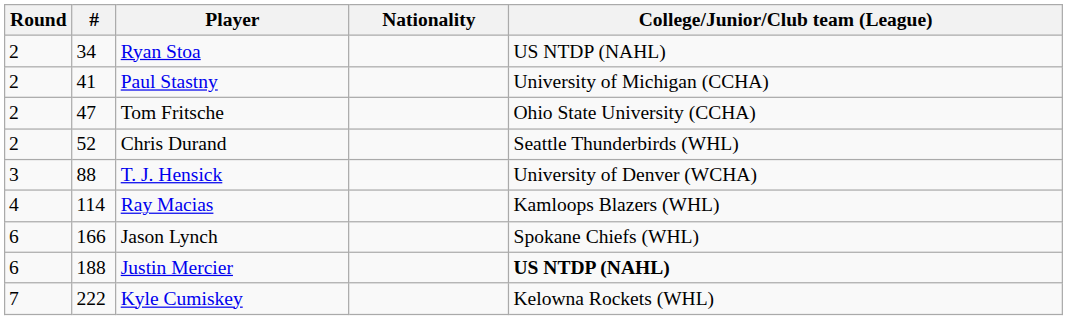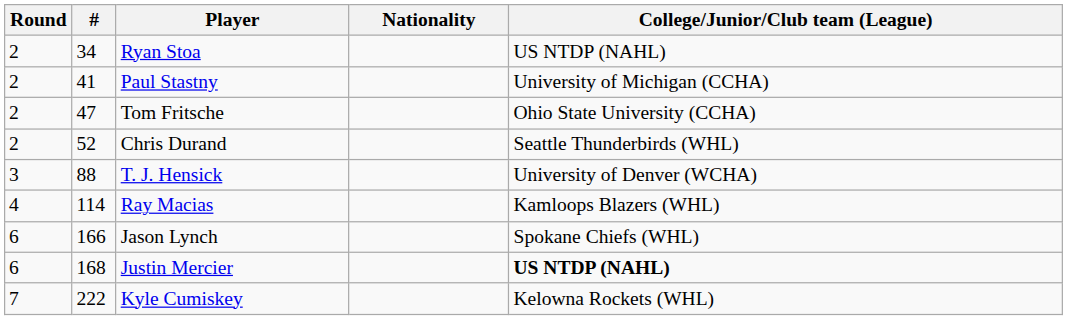(91, 267) 188 -> (91, 267) 168
